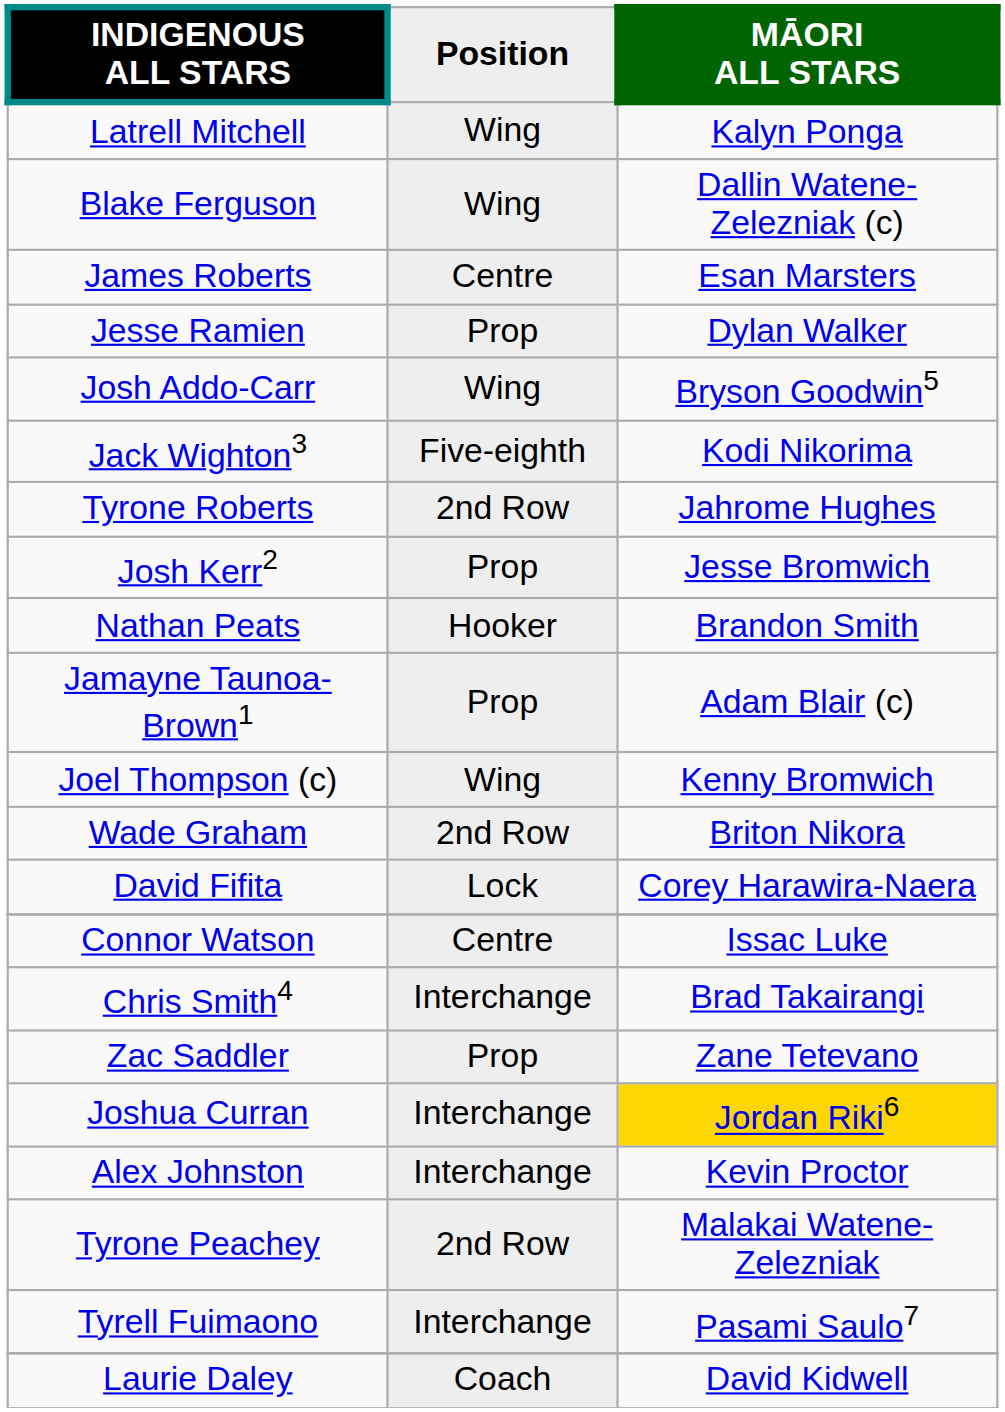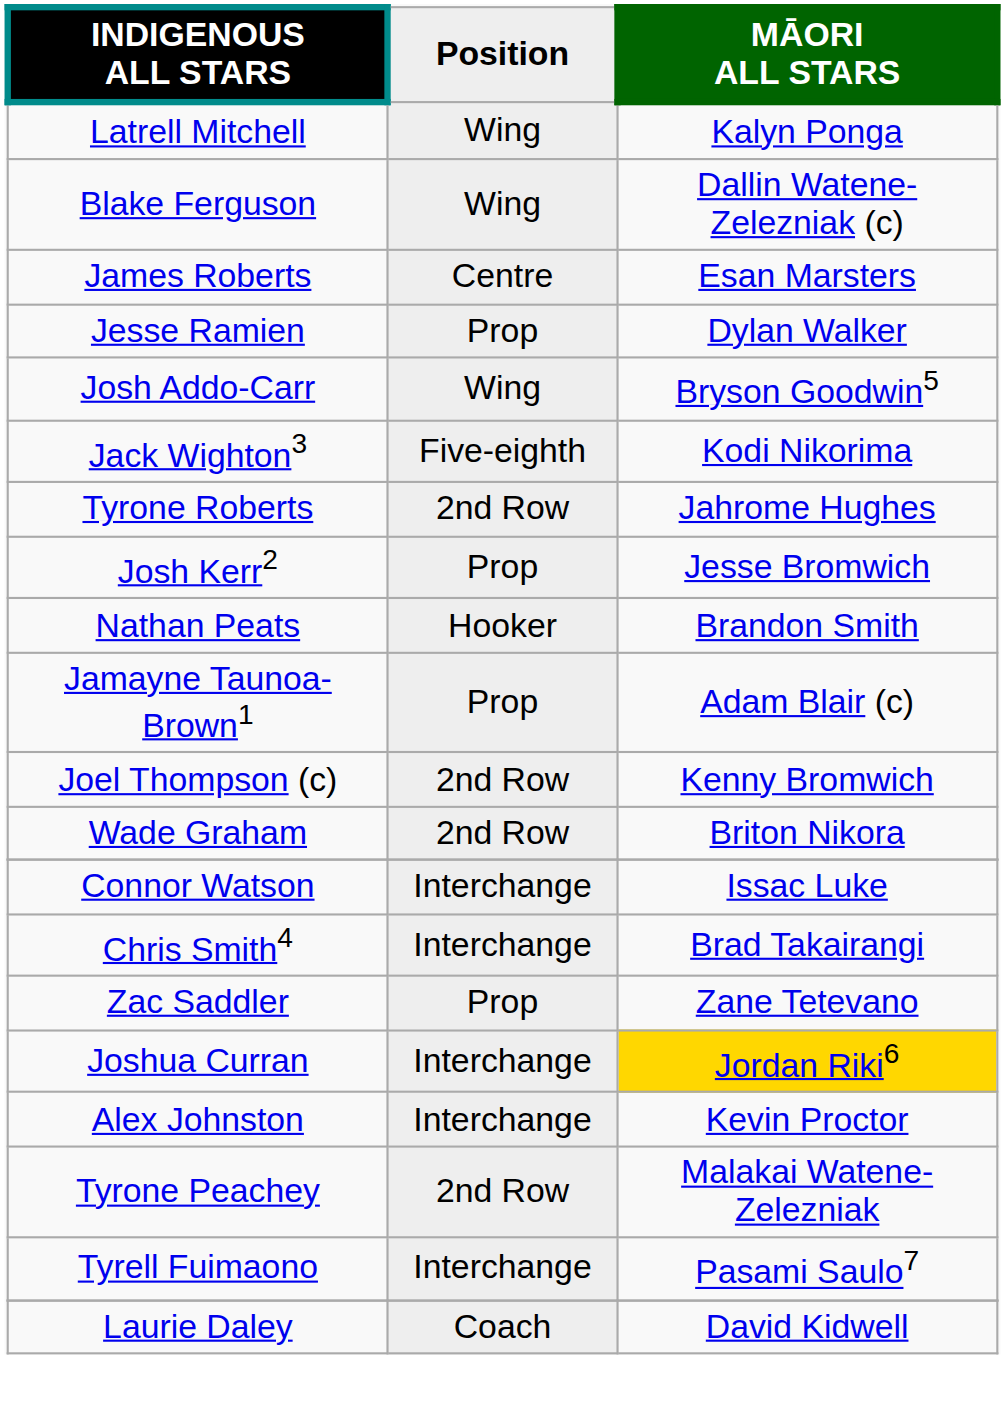(503, 779) Wing -> (503, 779) 2nd Row
- row: (198, 886)
(503, 939) Centre -> (503, 886) Interchange
